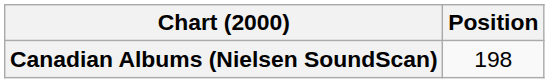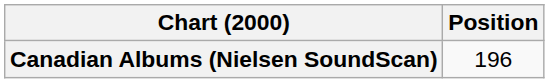(493, 58) 198 -> (493, 58) 196
